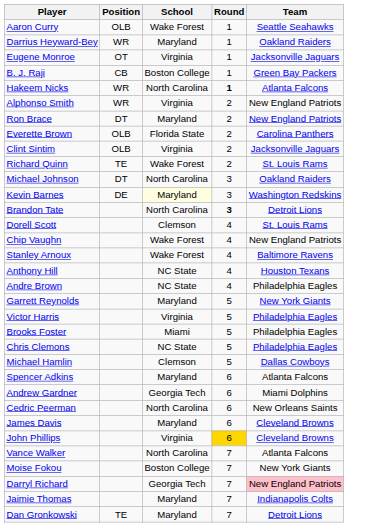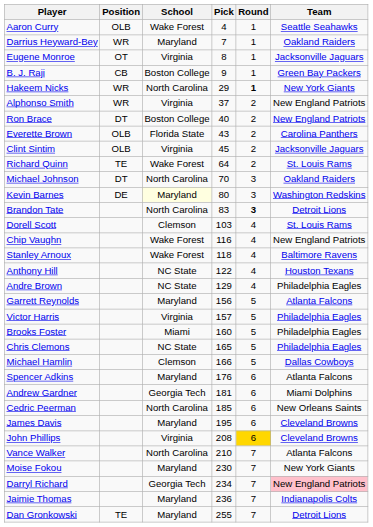+ column: (224, 12)
(295, 88) Atlanta Falcons -> (319, 88) New York Giants
(177, 118) Maryland -> (177, 118) Boston College
(295, 301) New York Giants -> (319, 301) Atlanta Falcons
(177, 468) Boston College -> (177, 468) Maryland
